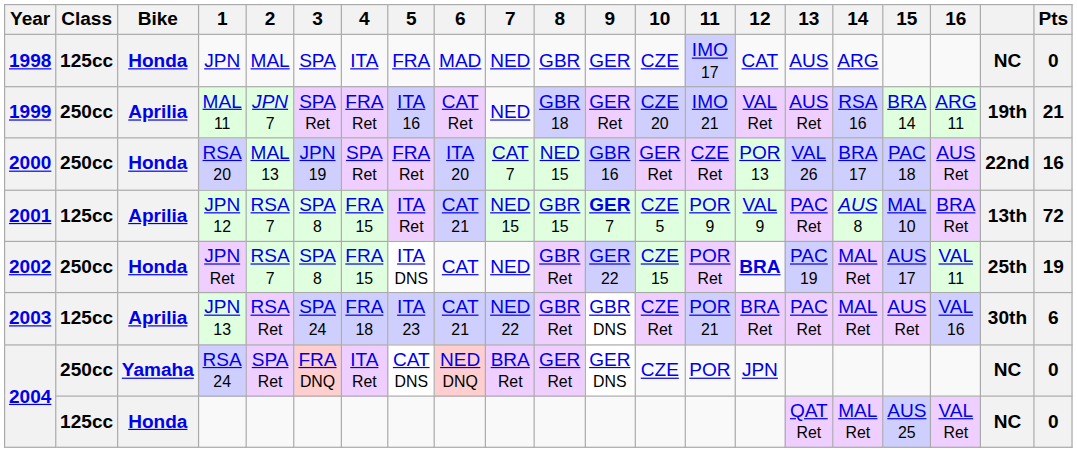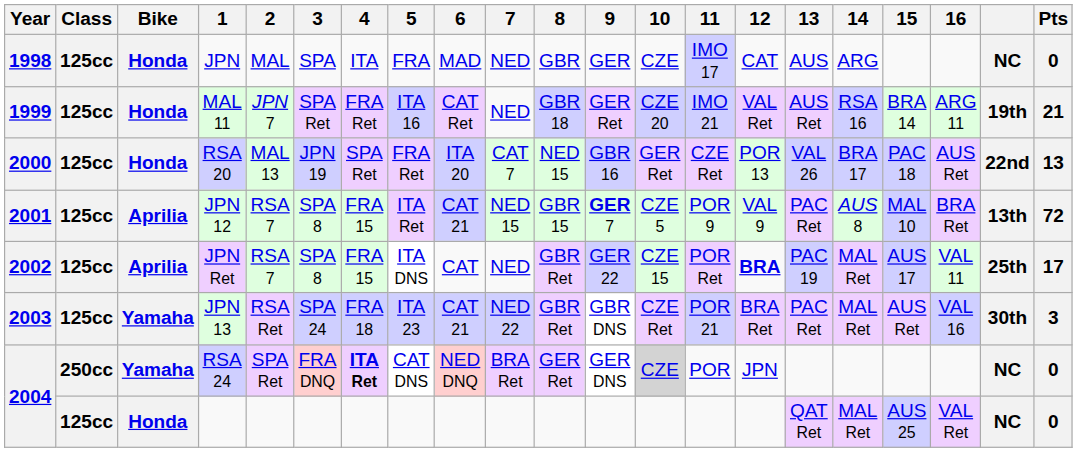(87, 112) 250cc -> (87, 112) 125cc
(158, 112) Aprilia -> (158, 112) Honda
(87, 163) 250cc -> (87, 163) 125cc
(1053, 163) 16 -> (1053, 163) 13
(87, 266) 250cc -> (87, 266) 125cc
(158, 266) Honda -> (158, 266) Aprilia
(1053, 266) 19 -> (1053, 266) 17
(158, 318) Aprilia -> (158, 318) Yamaha
(1053, 318) 6 -> (1053, 318) 3
(364, 370) normal -> (364, 370) bold
(660, 370) no background -> (660, 370) lightgrey background
